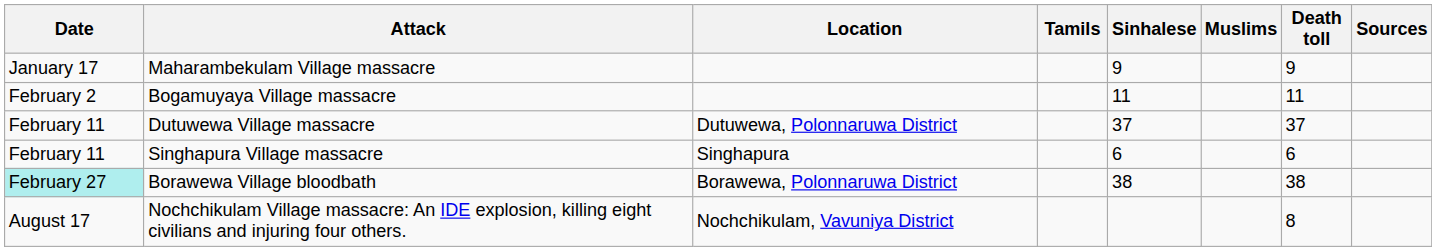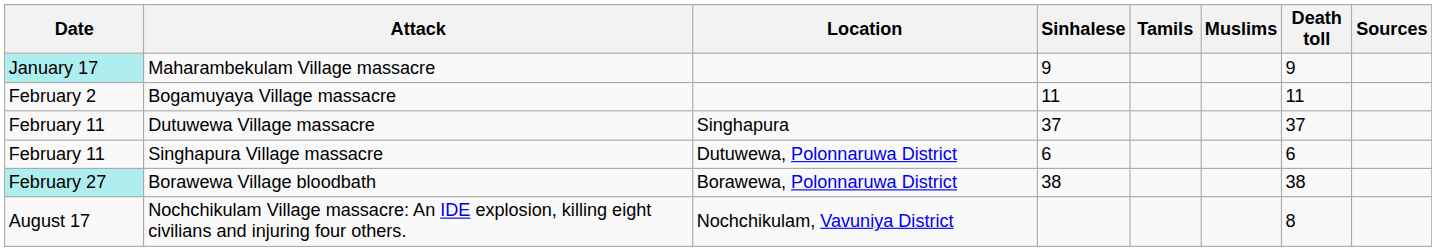columns swapped: (1154, 29) <-> (1072, 29)
(53, 67) no background -> (53, 67) paleturquoise background
(827, 125) Dutuwewa, Polonnaruwa District -> (743, 125) Singhapura
(743, 153) Singhapura -> (827, 153) Dutuwewa, Polonnaruwa District
